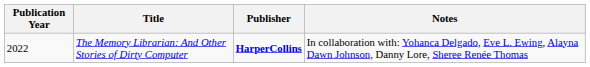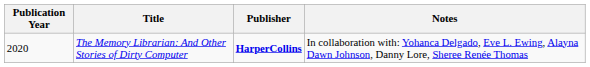(18, 48) 2022 -> (18, 48) 2020
